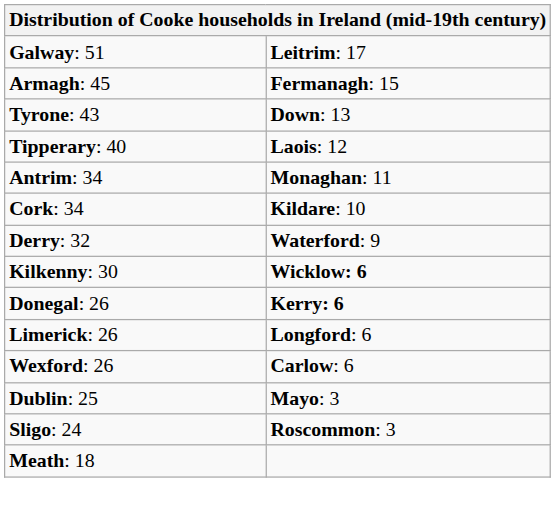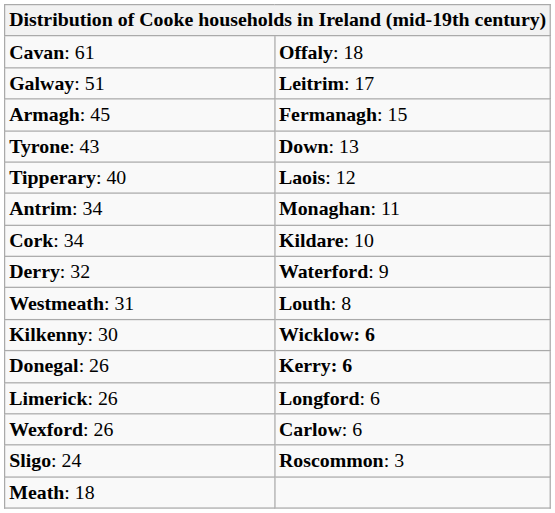+ row: (52, 51)
+ row: (72, 303)
- row: (54, 397)
